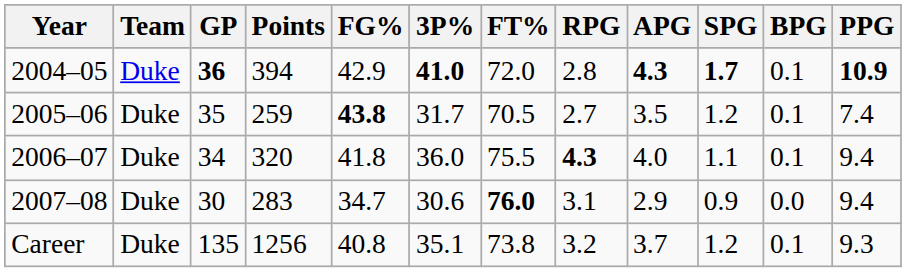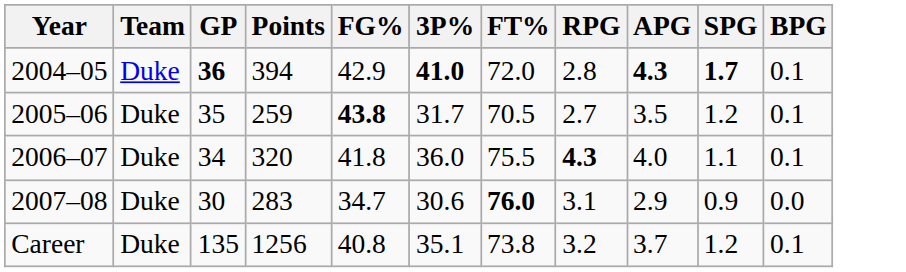- column: (867, 26)
